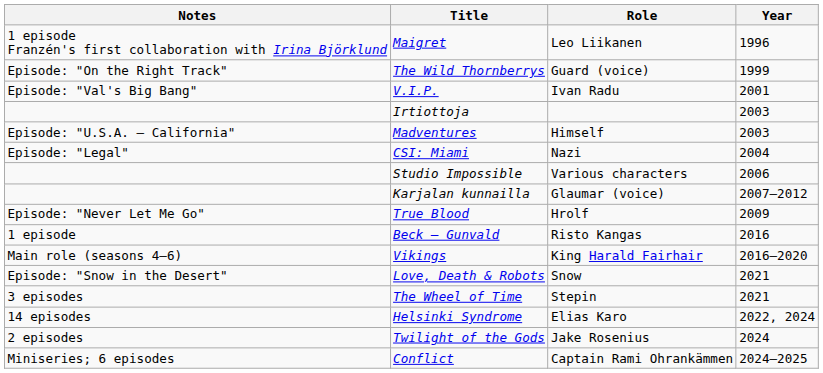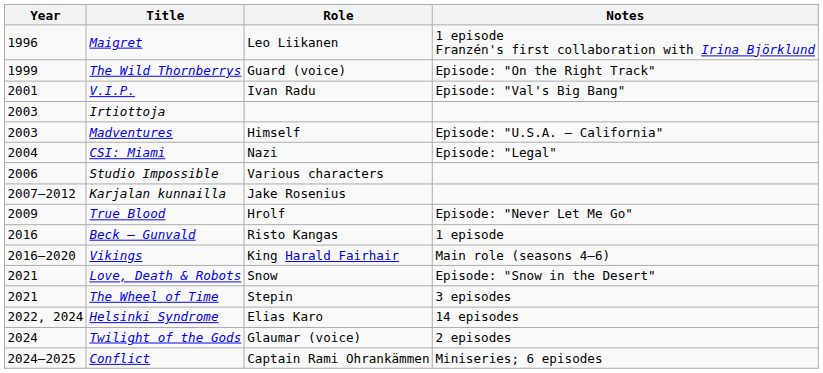columns swapped: (777, 15) <-> (197, 15)
(608, 194) Glaumar (voice) -> (297, 194) Jake Rosenius
(600, 338) Jake Rosenius -> (304, 338) Glaumar (voice)
